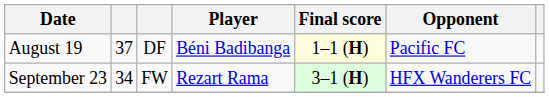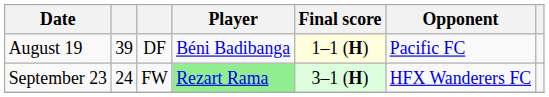(124, 48) 37 -> (124, 48) 39
(124, 77) 34 -> (124, 77) 24
(222, 77) no background -> (222, 77) lightgreen background
